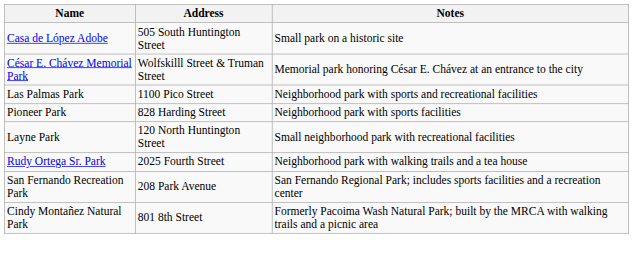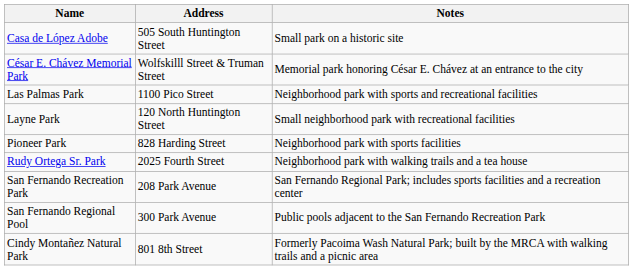rows swapped: (33, 137) <-> (37, 112)
+ row: (61, 218)
